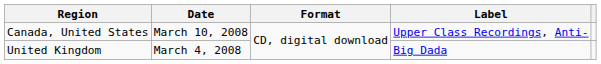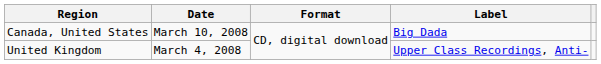(491, 32) Upper Class Recordings, Anti- -> (420, 32) Big Dada
(420, 50) Big Dada -> (491, 50) Upper Class Recordings, Anti-
